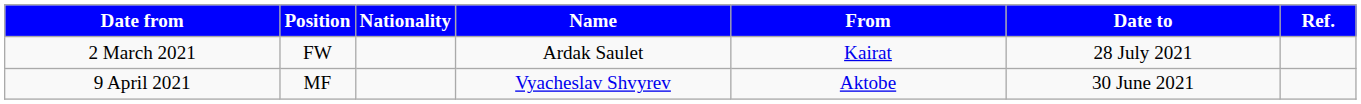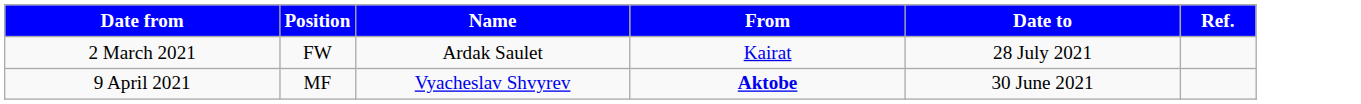- column: (405, 20)
(868, 83) normal -> (768, 83) bold
